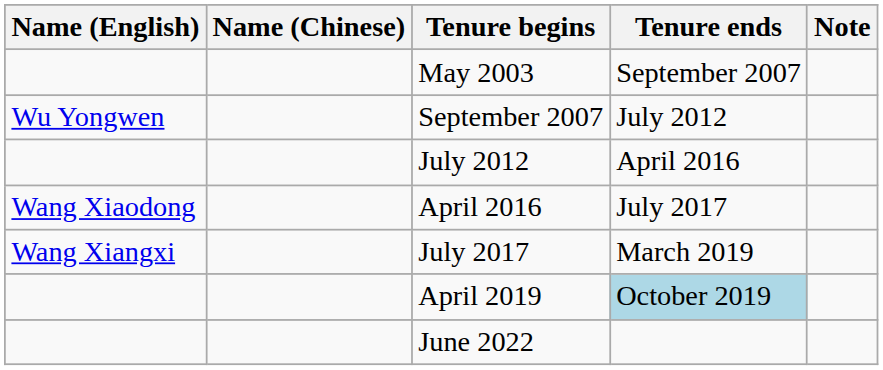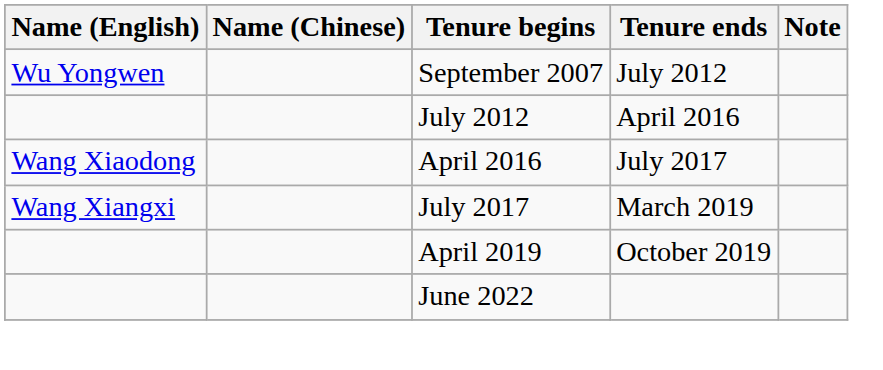- row: (476, 71)
(694, 296) lightblue background -> (694, 251) no background
